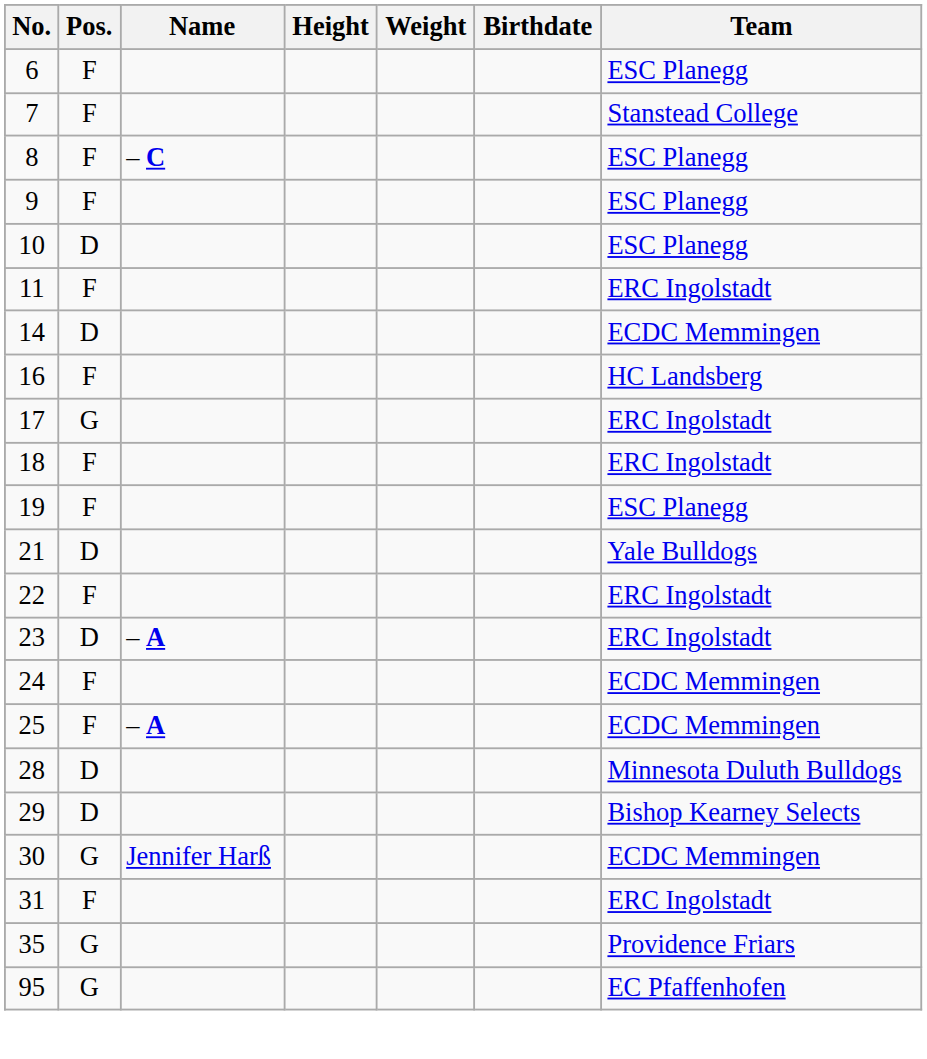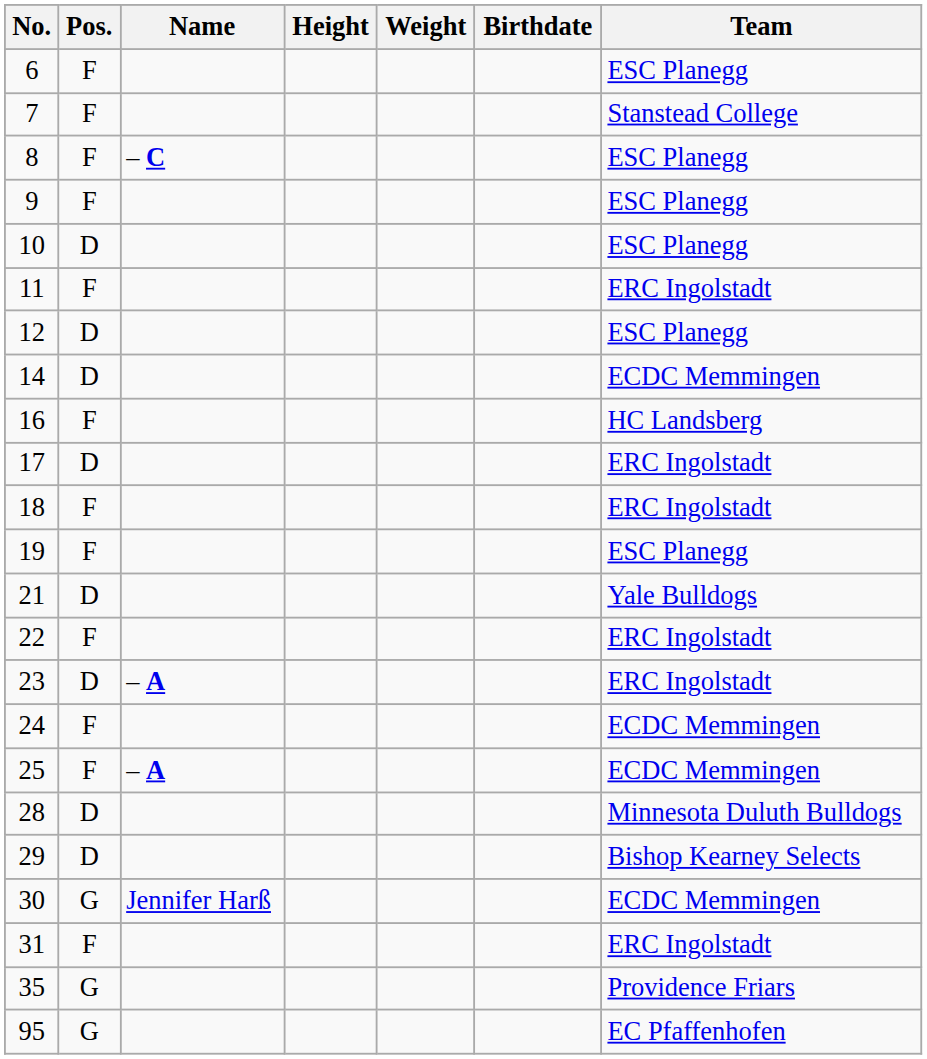+ row: (32, 332)
(89, 420) G -> (89, 463) D
